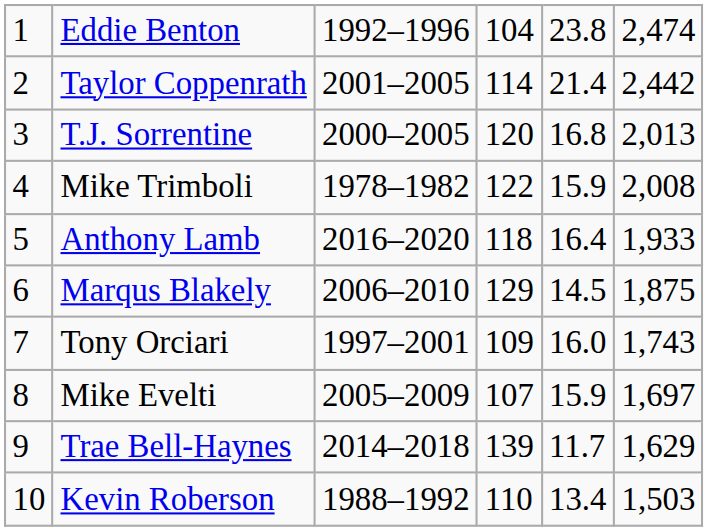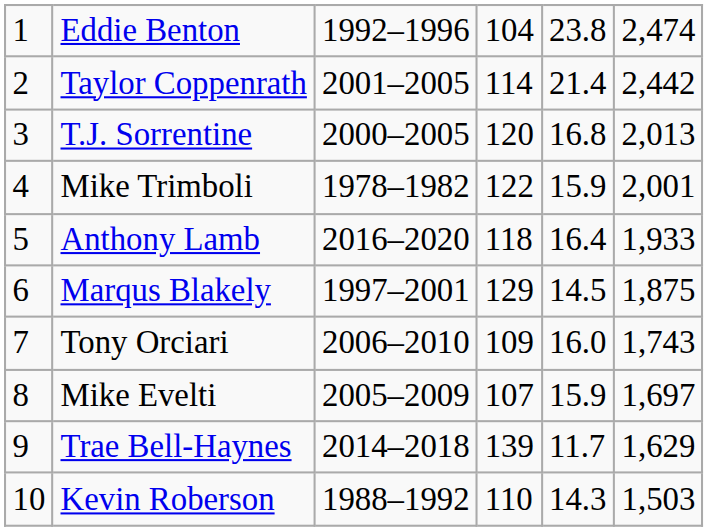(658, 186) 2,008 -> (658, 186) 2,001
(396, 290) 2006–2010 -> (396, 290) 1997–2001
(396, 342) 1997–2001 -> (396, 342) 2006–2010
(578, 498) 13.4 -> (578, 498) 14.3
